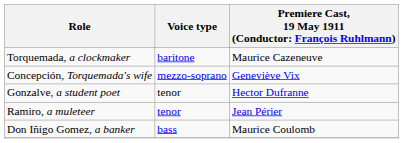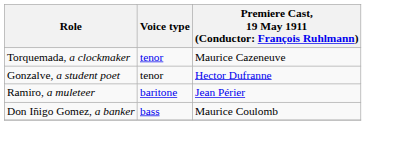(176, 57) baritone -> (152, 57) tenor
- row: (80, 75)
(169, 111) tenor -> (159, 93) baritone
